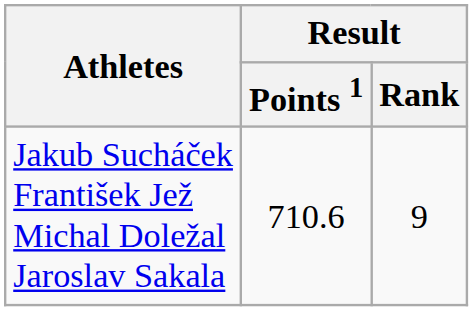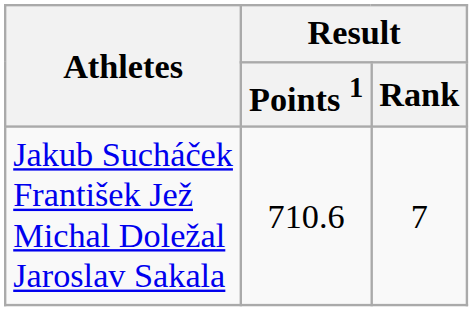(419, 215) 9 -> (419, 215) 7
